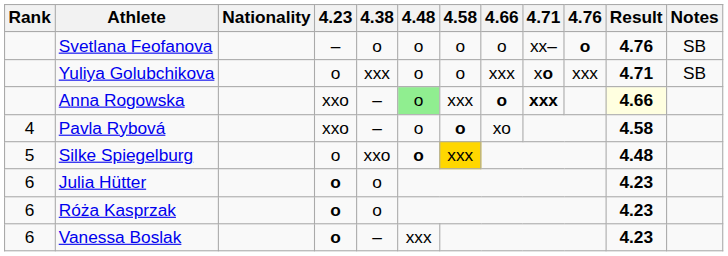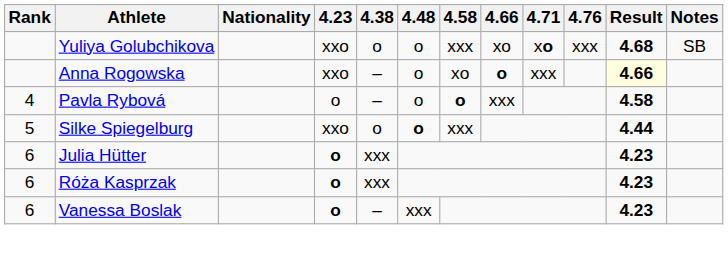- row: (136, 45)
(335, 73) o -> (335, 45) xxo
(377, 73) xxx -> (377, 45) o
(460, 73) o -> (460, 45) xxx
(502, 73) xxx -> (502, 45) xo
(636, 73) 4.71 -> (636, 45) 4.68
(419, 100) lightgreen background -> (419, 73) no background
(460, 100) xxx -> (460, 73) xo
(543, 100) bold -> (543, 73) normal
(335, 127) xxo -> (335, 100) o
(502, 127) xo -> (502, 100) xxx
(335, 155) o -> (335, 127) xxo
(377, 155) xxo -> (377, 127) o
(460, 155) gold background -> (460, 127) no background
(636, 155) 4.48 -> (636, 127) 4.44
(377, 182) o -> (377, 155) xxx
(377, 210) o -> (377, 182) xxx
